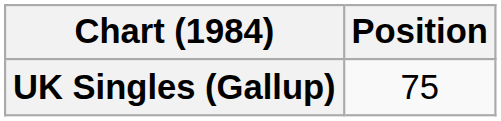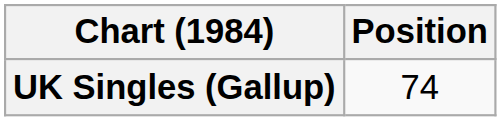(420, 86) 75 -> (420, 86) 74
